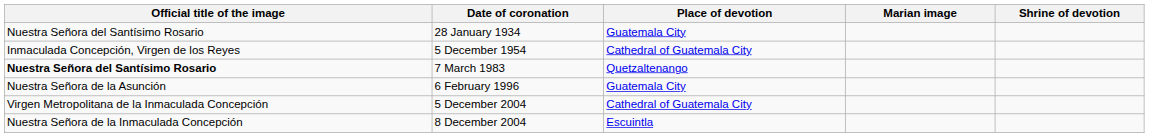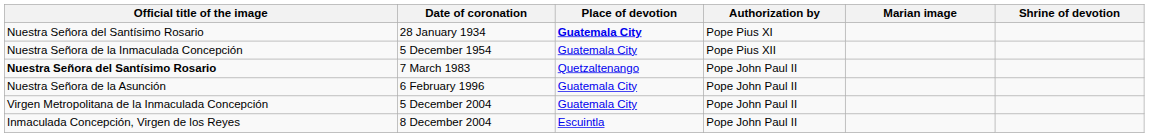+ column: (775, 13)
(646, 31) normal -> (600, 31) bold
(123, 50) Inmaculada Concepción, Virgen de los Reyes -> (125, 50) Nuestra Señora de la Inmaculada Concepción
(679, 50) Cathedral of Guatemala City -> (597, 50) Guatemala City
(679, 104) Cathedral of Guatemala City -> (597, 104) Guatemala City
(125, 123) Nuestra Señora de la Inmaculada Concepción -> (123, 123) Inmaculada Concepción, Virgen de los Reyes
